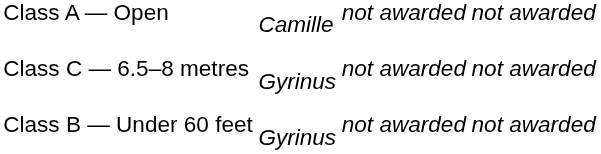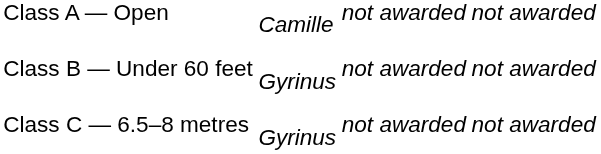rows swapped: (128, 125) <-> (126, 68)
